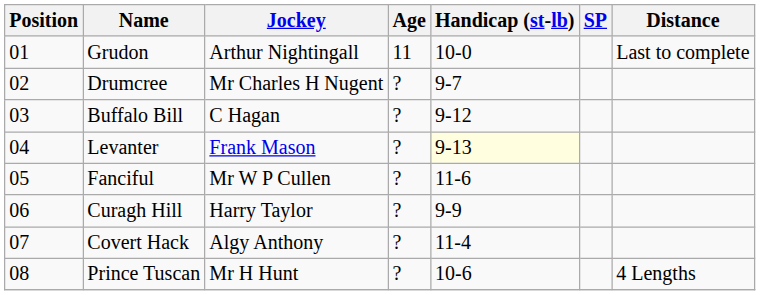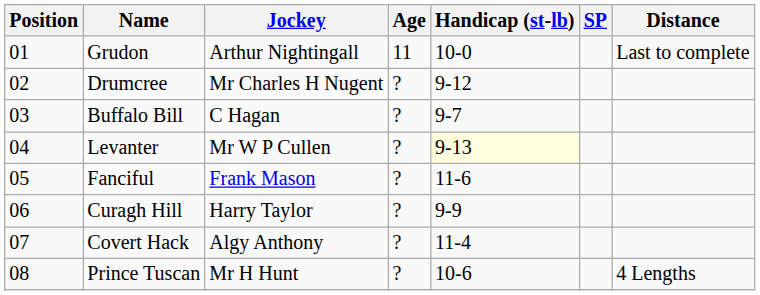(448, 83) 9-7 -> (453, 83) 9-12
(453, 115) 9-12 -> (448, 115) 9-7
(262, 147) Frank Mason -> (270, 147) Mr W P Cullen
(270, 178) Mr W P Cullen -> (262, 178) Frank Mason
